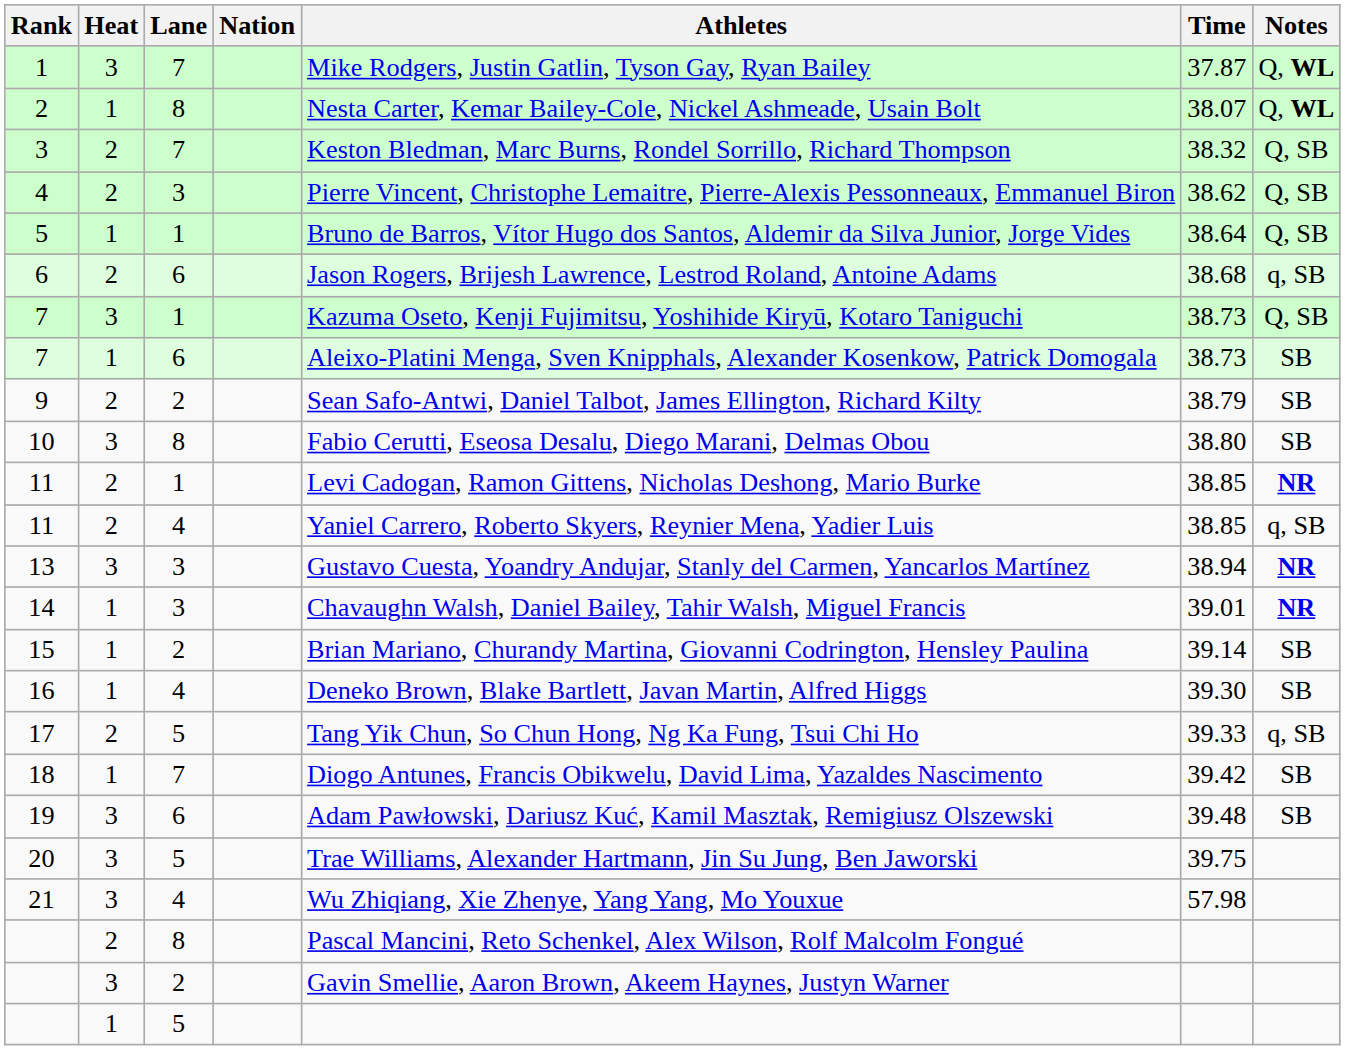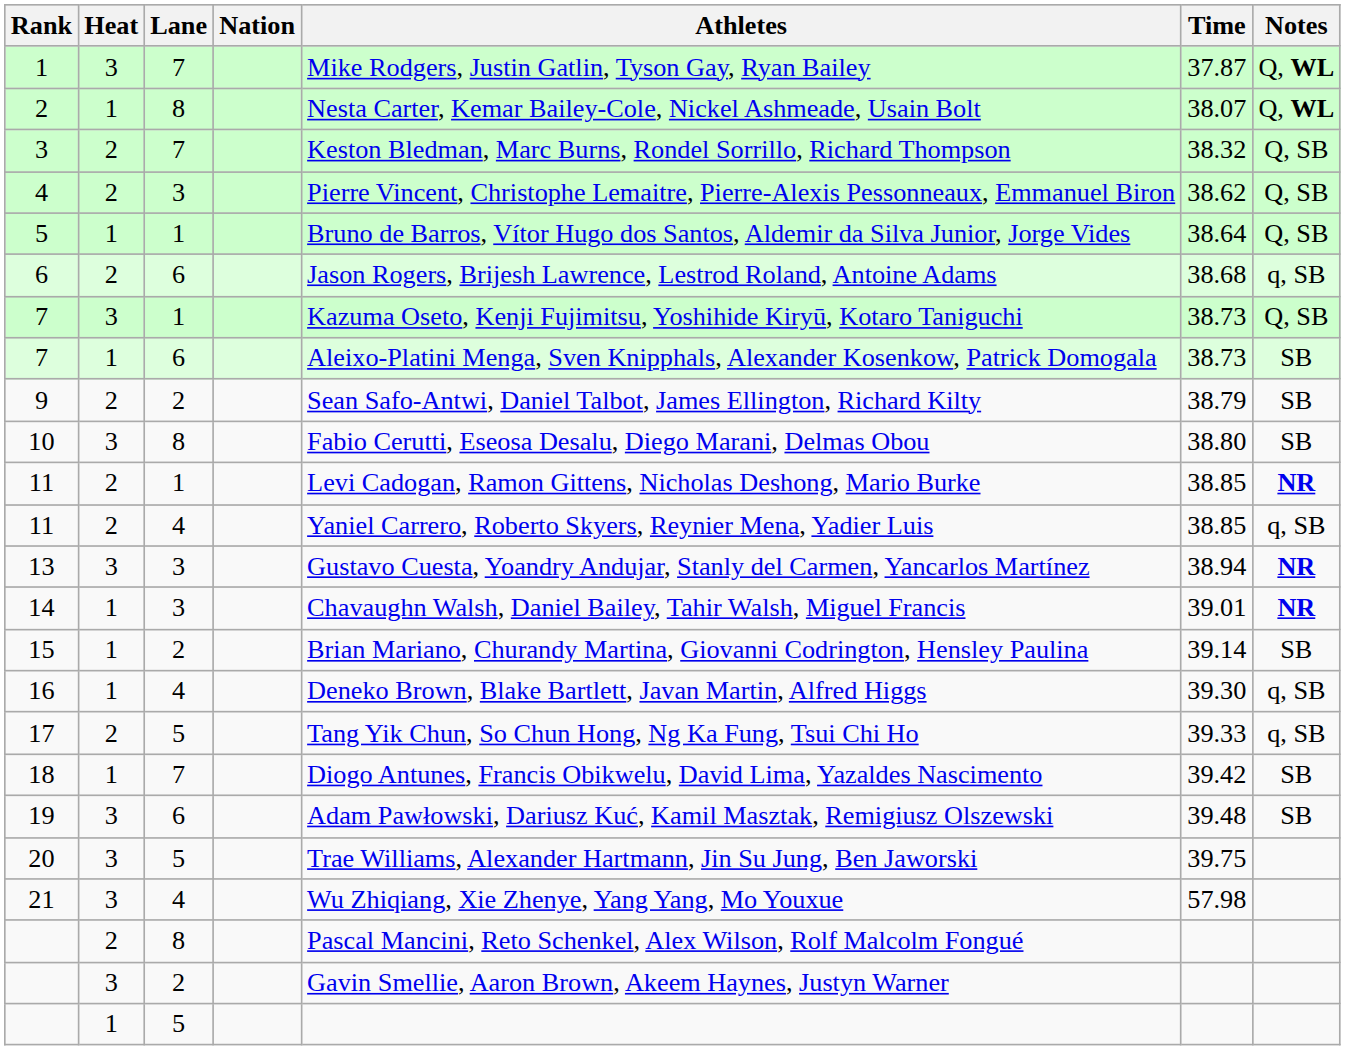(1296, 691) SB -> (1296, 691) q, SB
